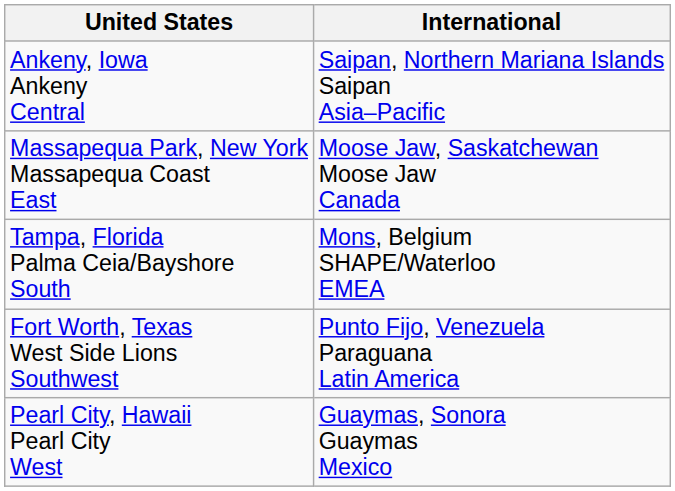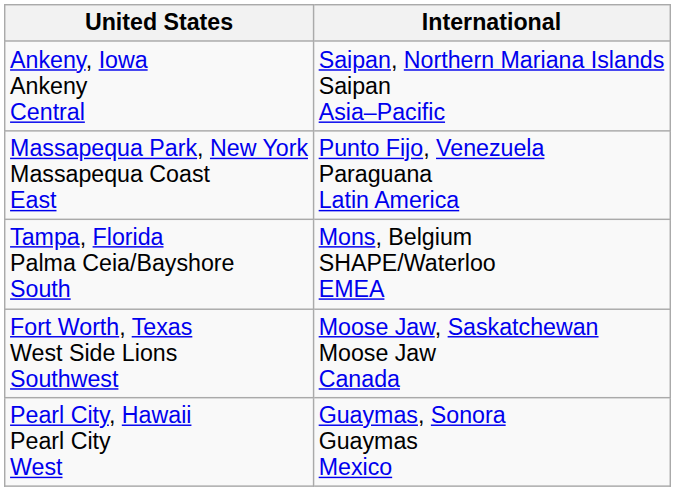(459, 174) Moose Jaw, Saskatchewan Moose Jaw Canada -> (432, 174) Punto Fijo, Venezuela Paraguana Latin America
(432, 352) Punto Fijo, Venezuela Paraguana Latin America -> (459, 352) Moose Jaw, Saskatchewan Moose Jaw Canada
